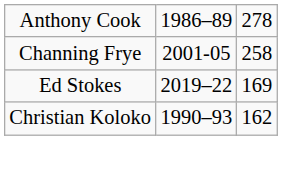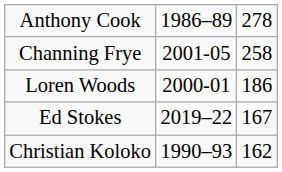+ row: (80, 85)
(257, 85) 169 -> (257, 118) 167
